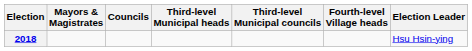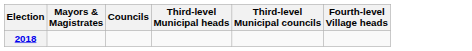- column: (429, 17)
